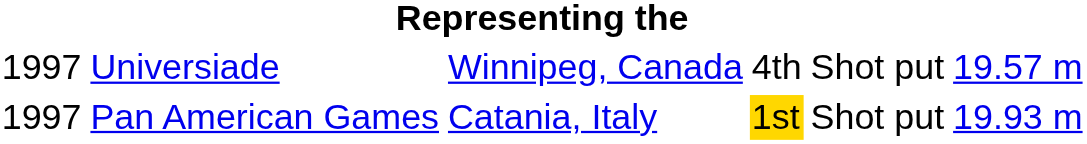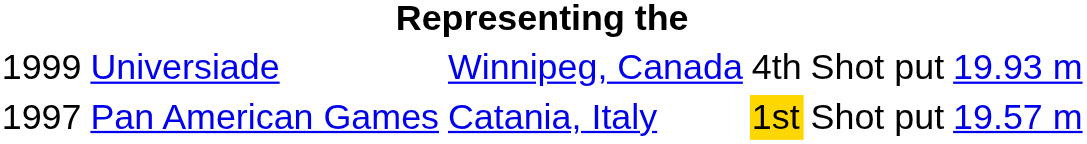(42, 67) 1997 -> (42, 67) 1999
(1018, 67) 19.57 m -> (1018, 67) 19.93 m
(1018, 116) 19.93 m -> (1018, 116) 19.57 m
